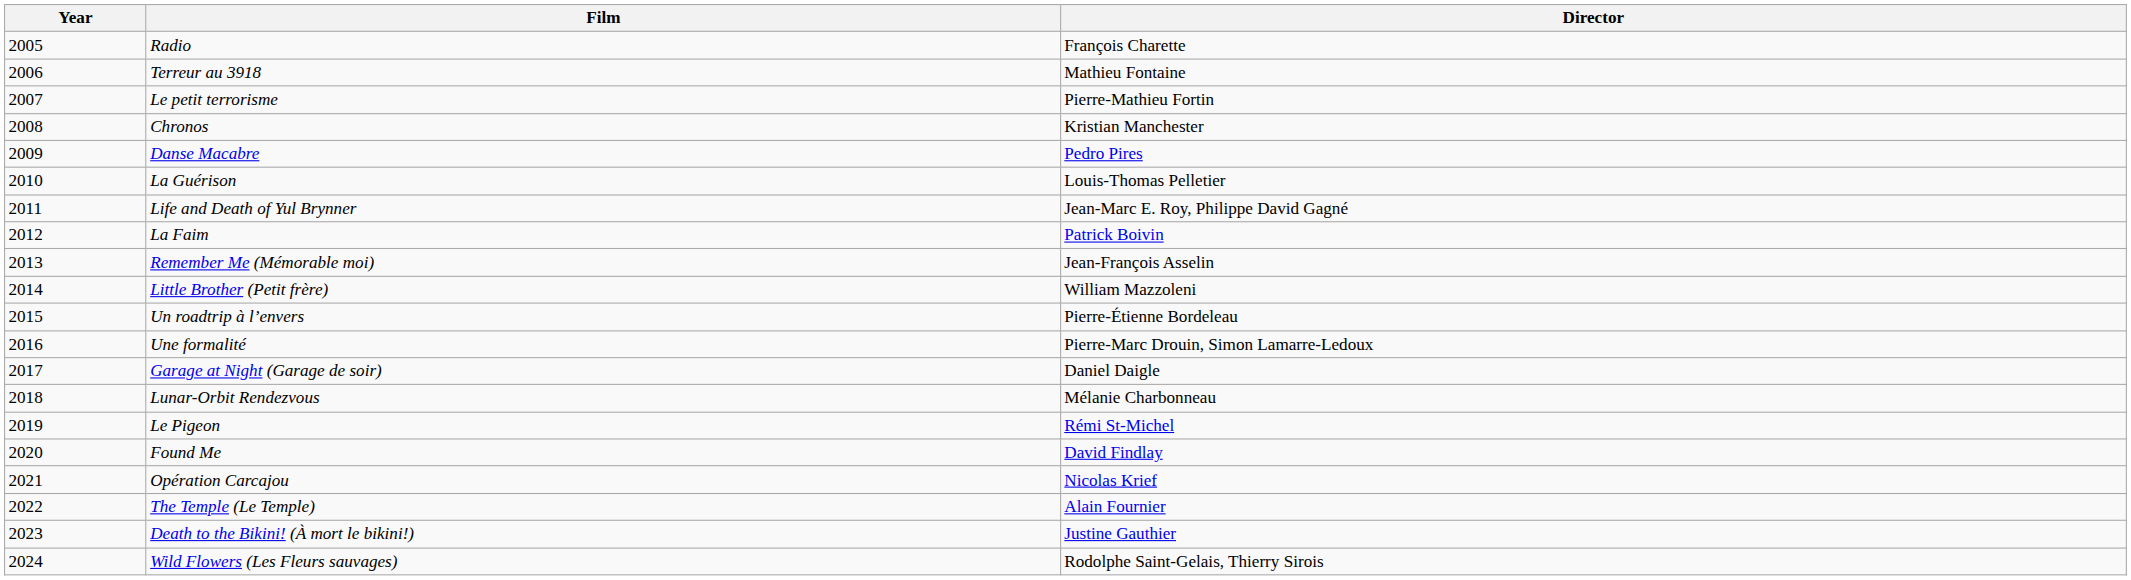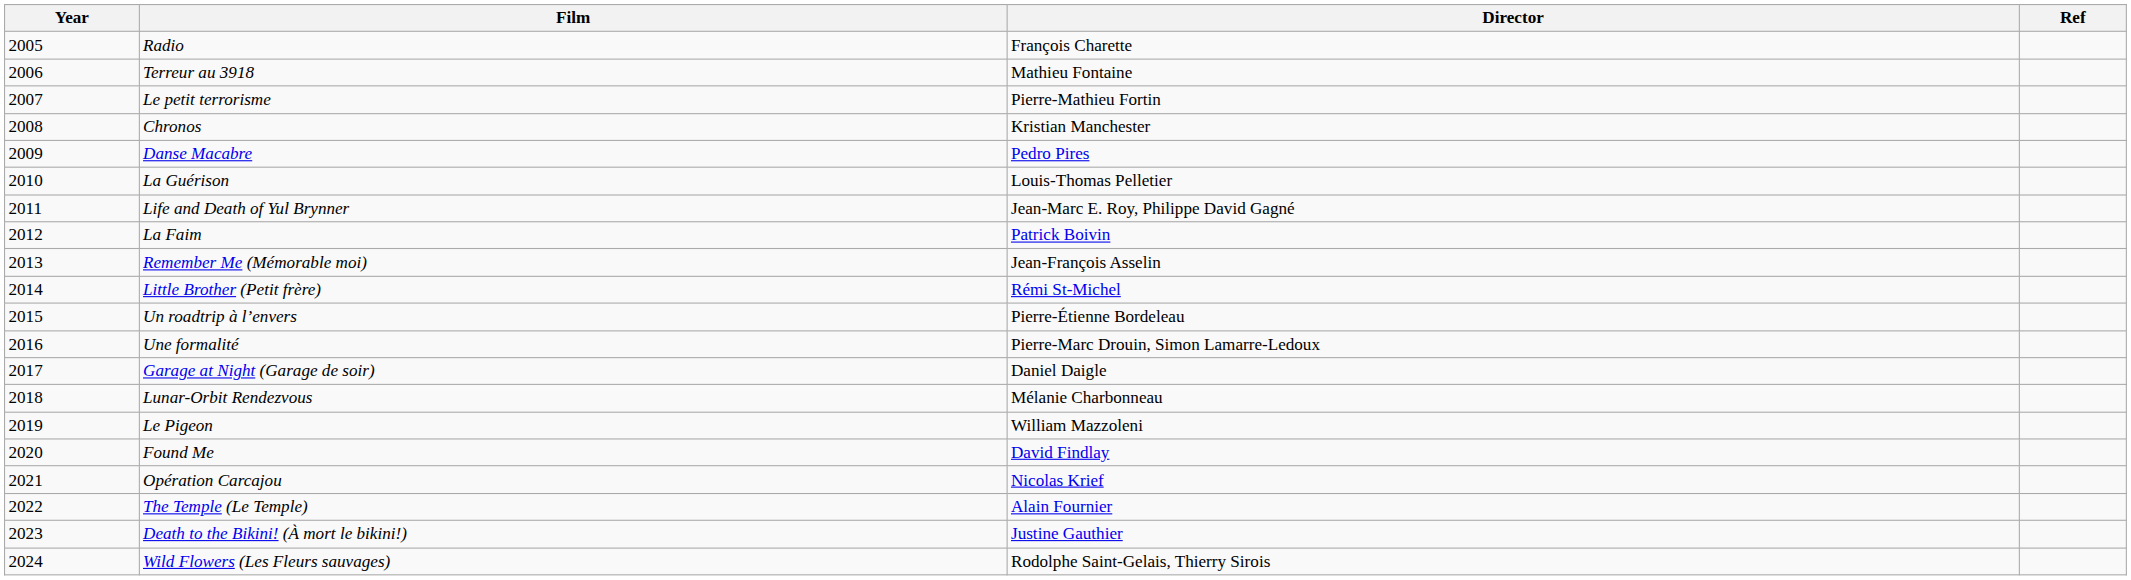+ column: (2073, 18)
(1130, 289) William Mazzoleni -> (1066, 289) Rémi St-Michel
(1119, 425) Rémi St-Michel -> (1077, 425) William Mazzoleni
